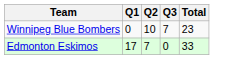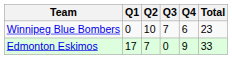+ column: (189, 12)
